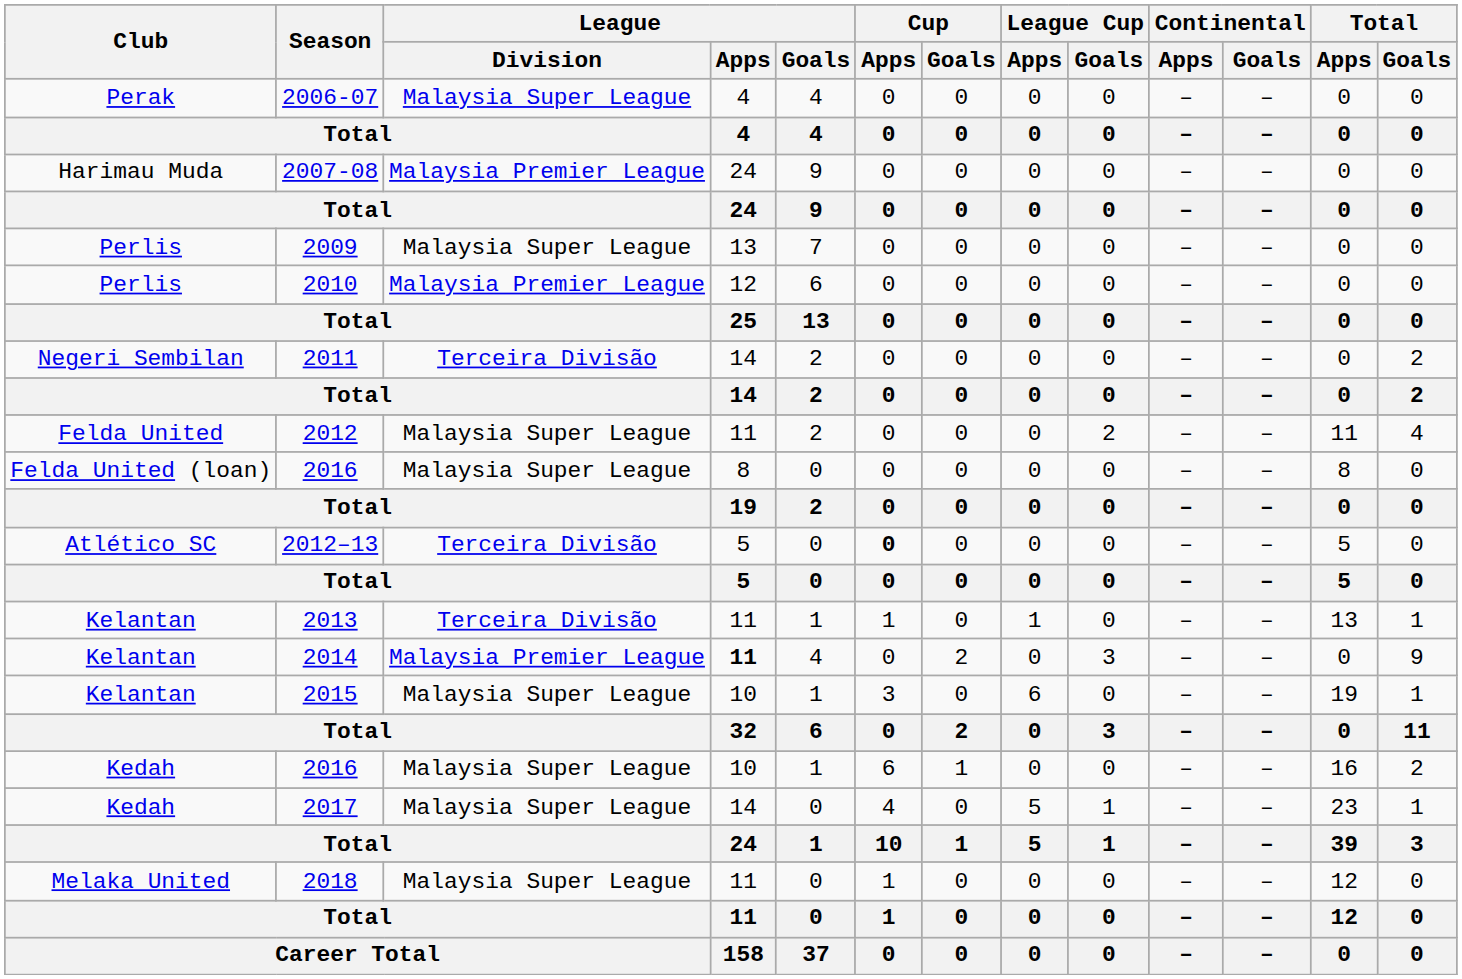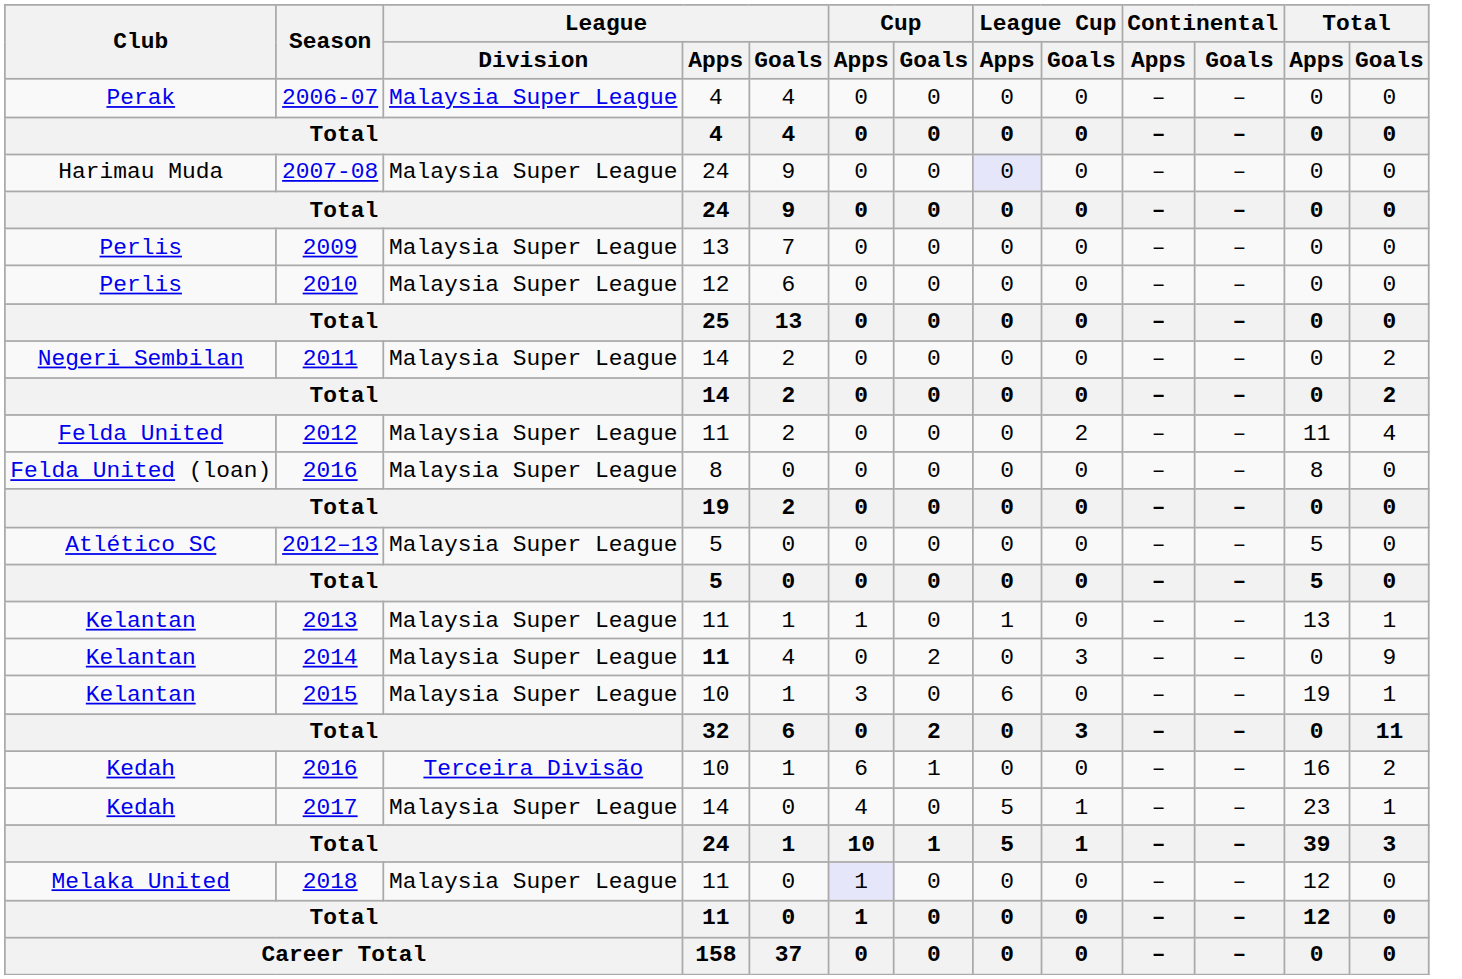(547, 173) Malaysia Premier League -> (533, 173) Malaysia Super League
(1035, 173) no background -> (1007, 173) lavender background
(547, 285) Malaysia Premier League -> (533, 285) Malaysia Super League
(547, 359) Terceira Divisão -> (533, 359) Malaysia Super League
(547, 546) Terceira Divisão -> (533, 546) Malaysia Super League
(889, 546) bold -> (861, 546) normal
(547, 620) Terceira Divisão -> (533, 620) Malaysia Super League
(547, 657) Malaysia Premier League -> (533, 657) Malaysia Super League
(547, 769) Malaysia Super League -> (533, 769) Terceira Divisão
(889, 881) no background -> (861, 881) lavender background
